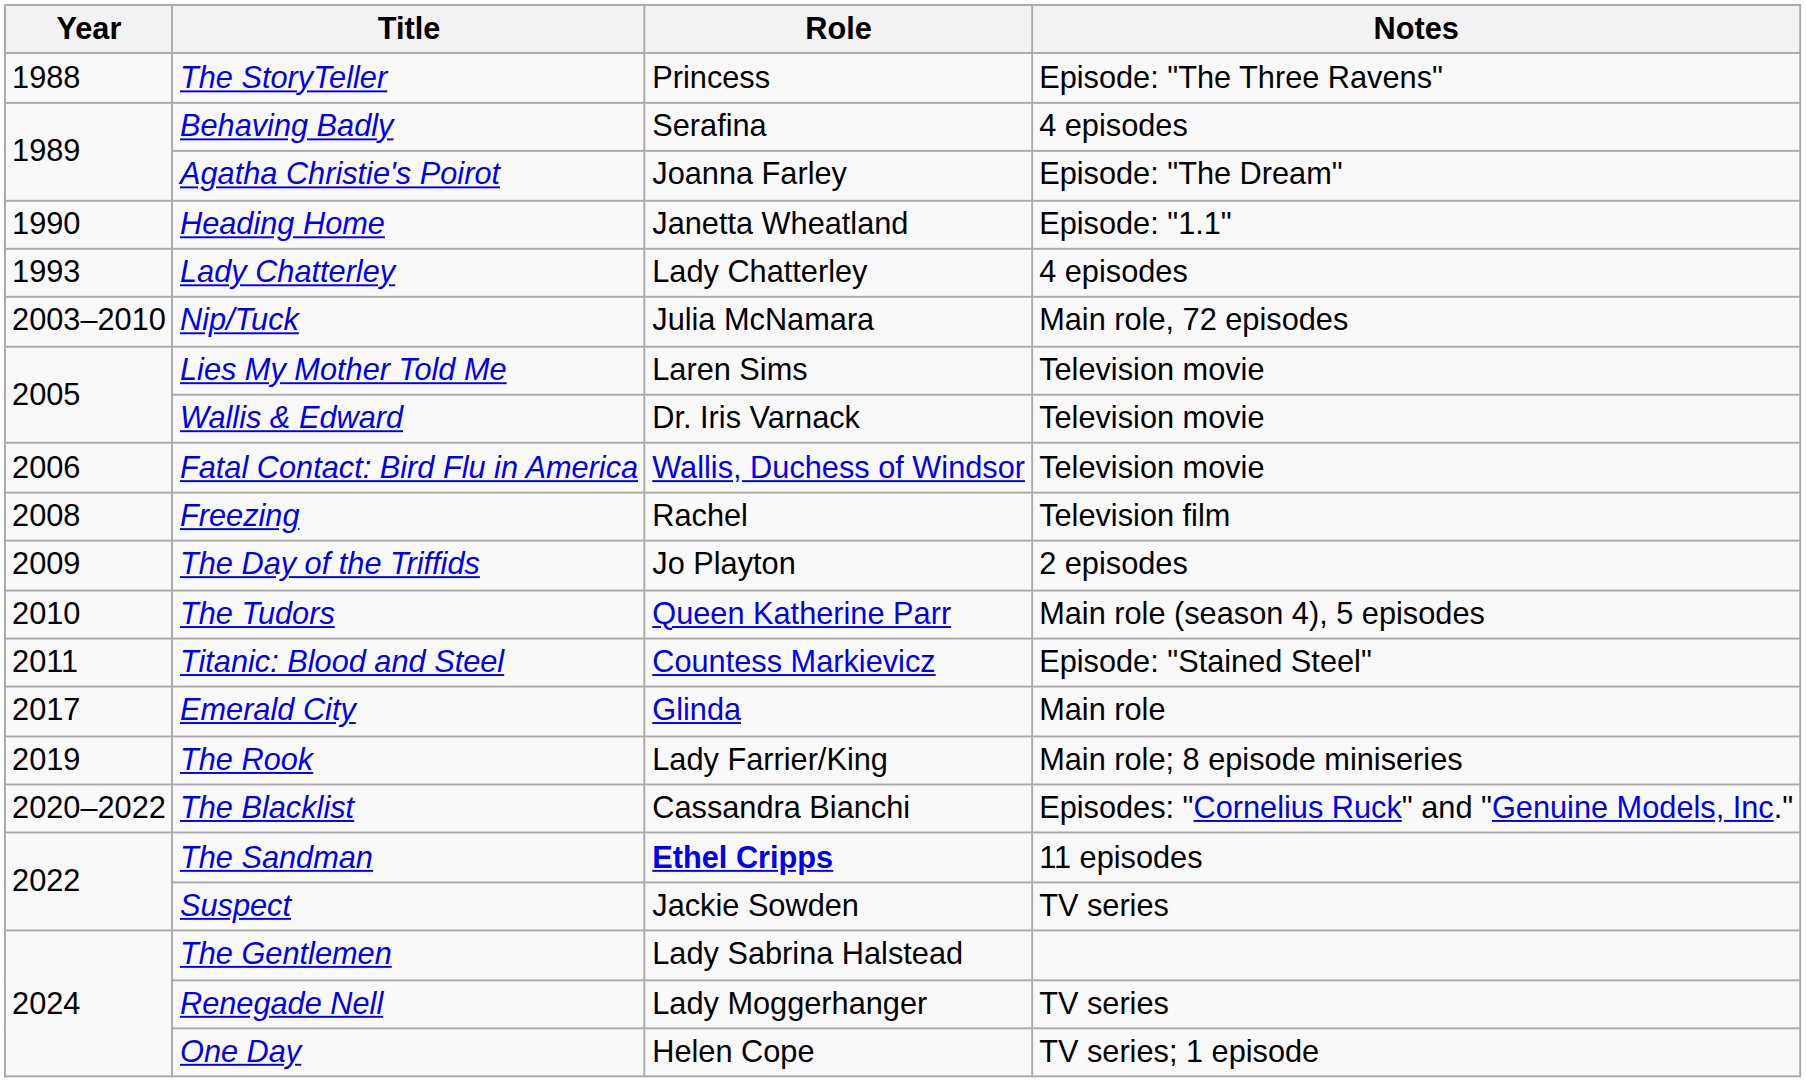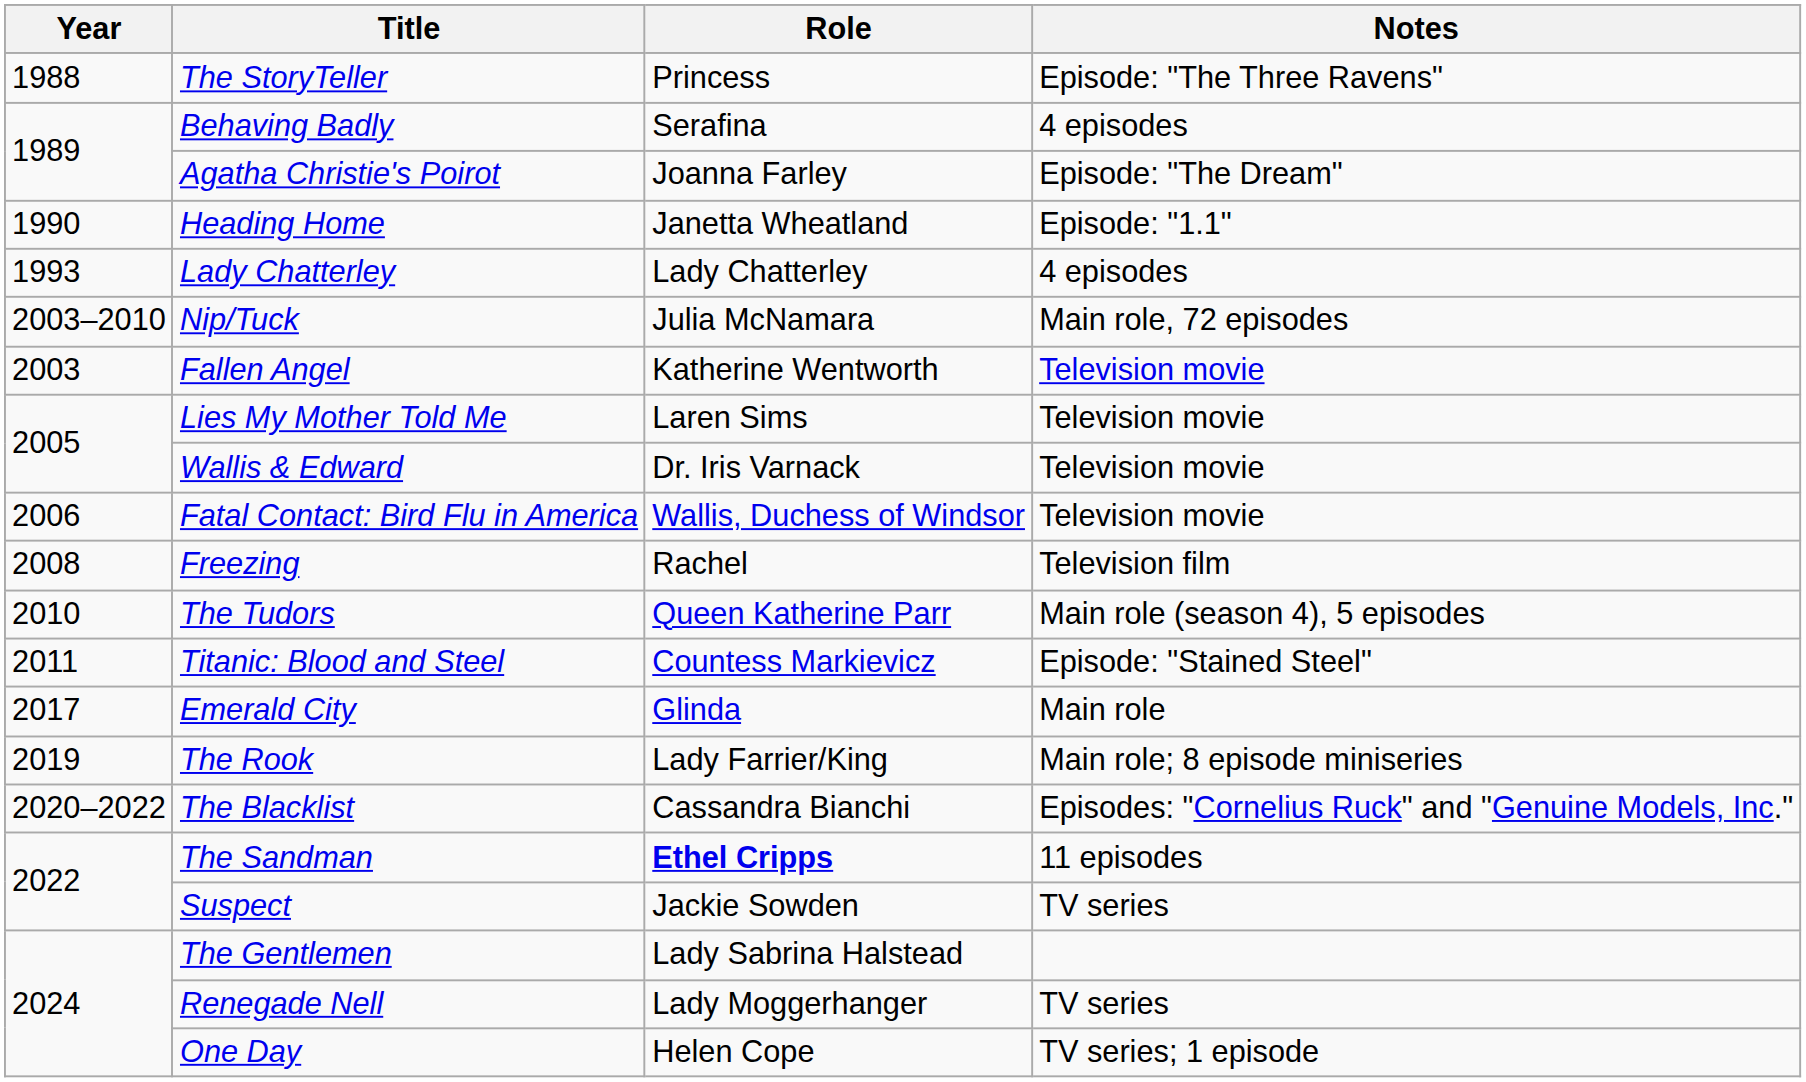+ row: (265, 369)
- row: (330, 564)
